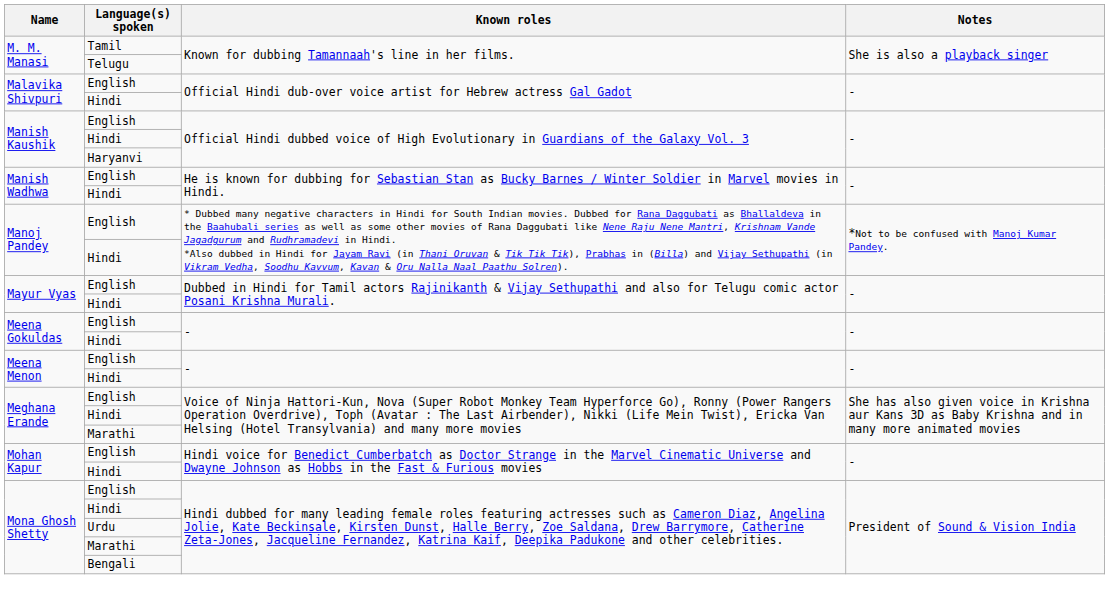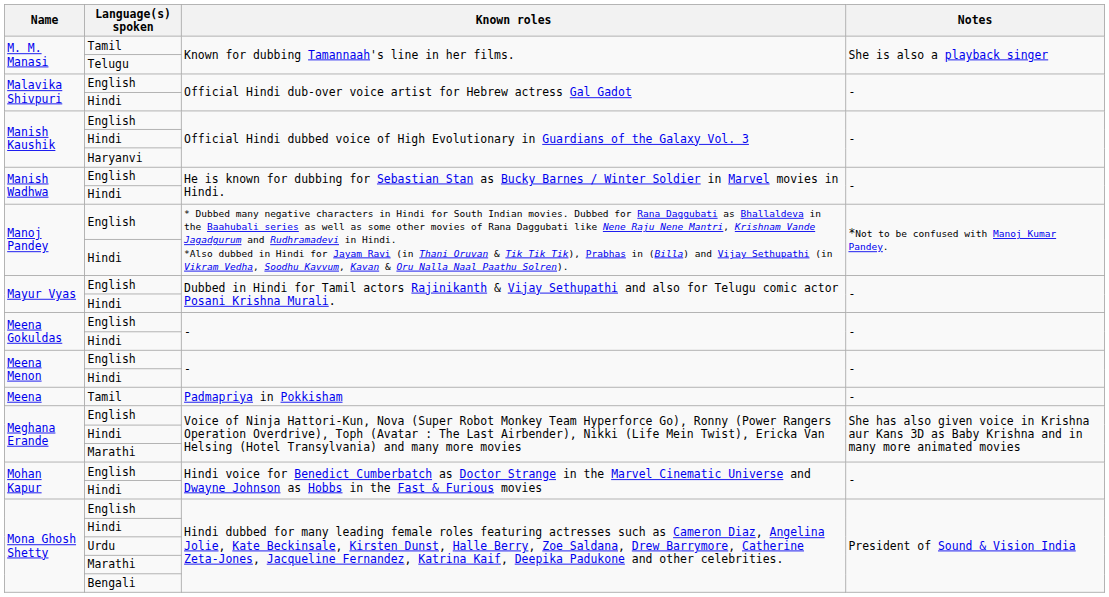+ row: (24, 397)
